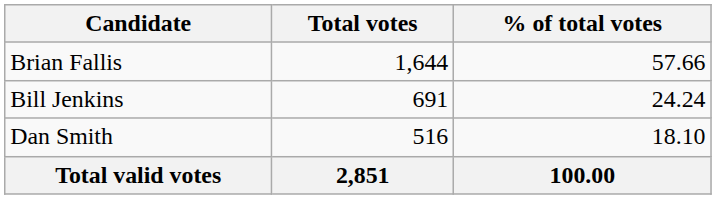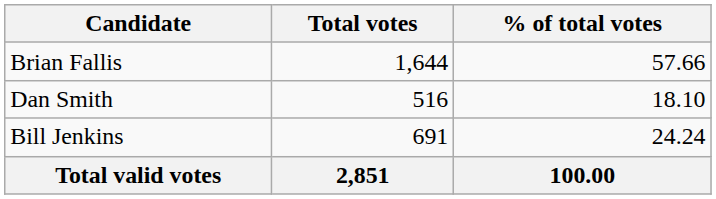rows swapped: (67, 99) <-> (62, 136)
